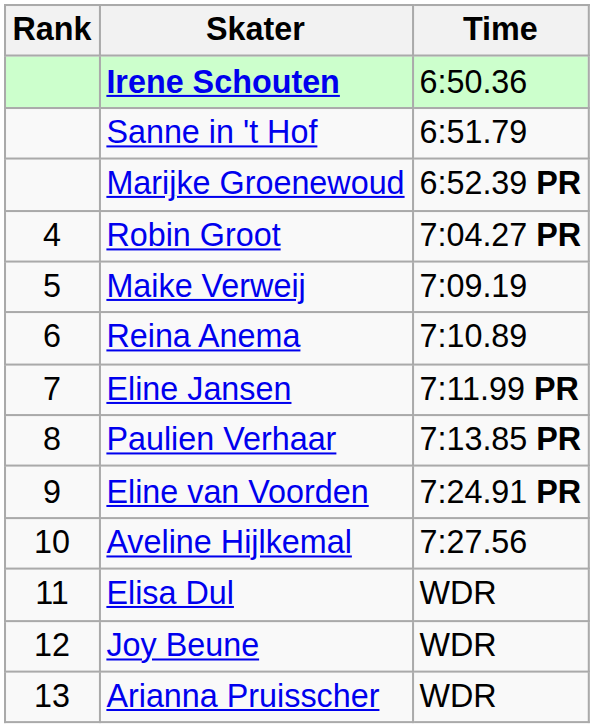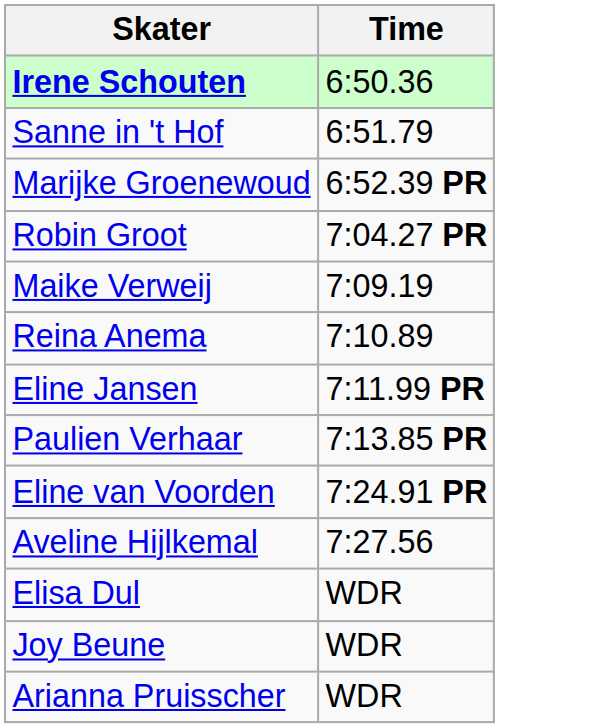- column: (52, 30)
